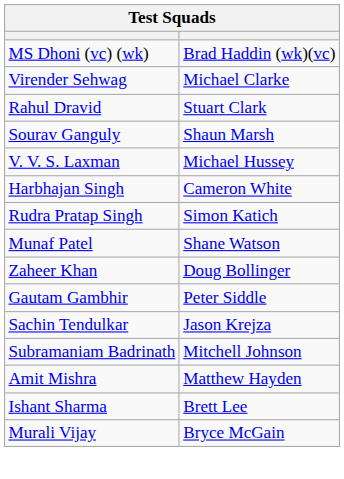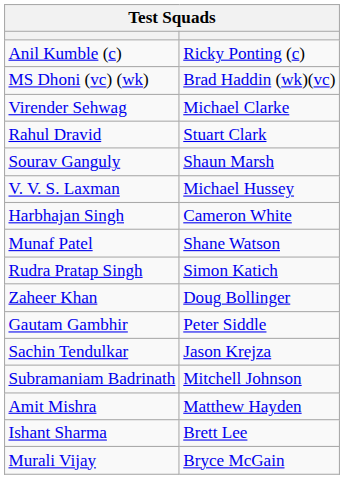+ row: (65, 53)
rows swapped: (76, 216) <-> (51, 243)
